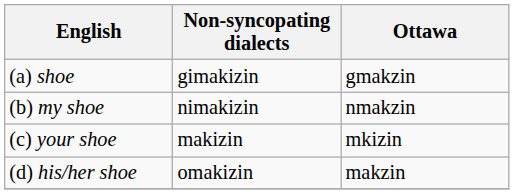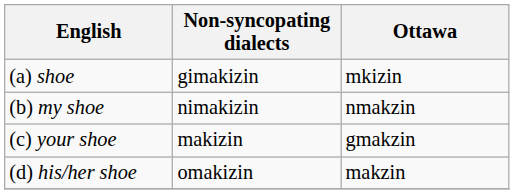(381, 75) gmakzin -> (374, 75) mkizin
(374, 140) mkizin -> (381, 140) gmakzin
